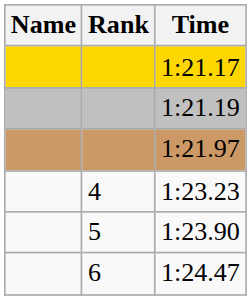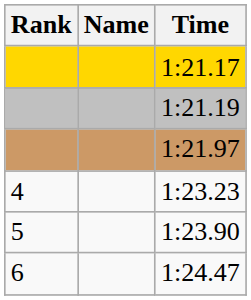columns swapped: (118, 25) <-> (43, 25)
